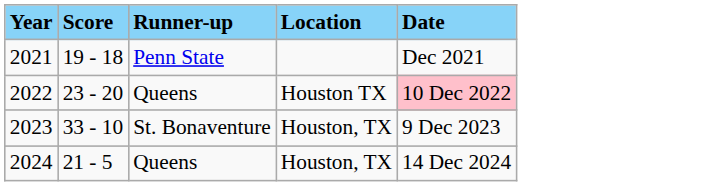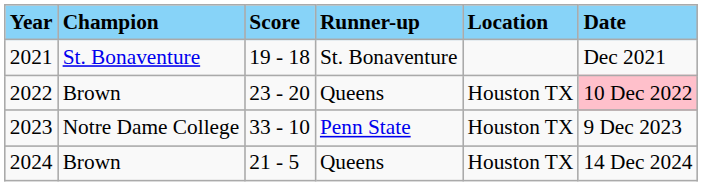+ column: (111, 21)
(179, 56) Penn State -> (389, 56) St. Bonaventure
(202, 127) St. Bonaventure -> (365, 127) Penn State
(336, 127) Houston, TX -> (520, 127) Houston TX
(336, 162) Houston, TX -> (520, 162) Houston TX
